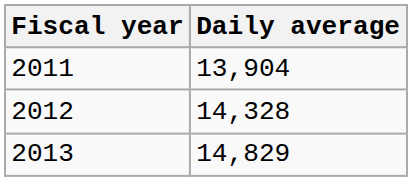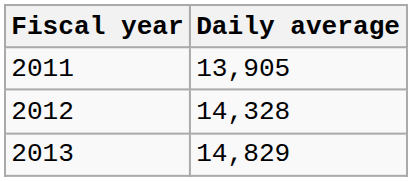(243, 69) 13,904 -> (243, 69) 13,905
